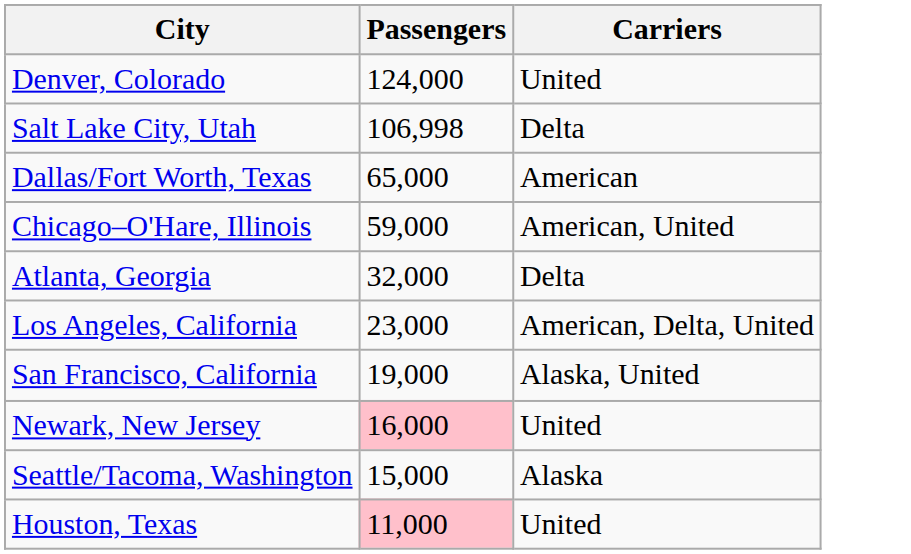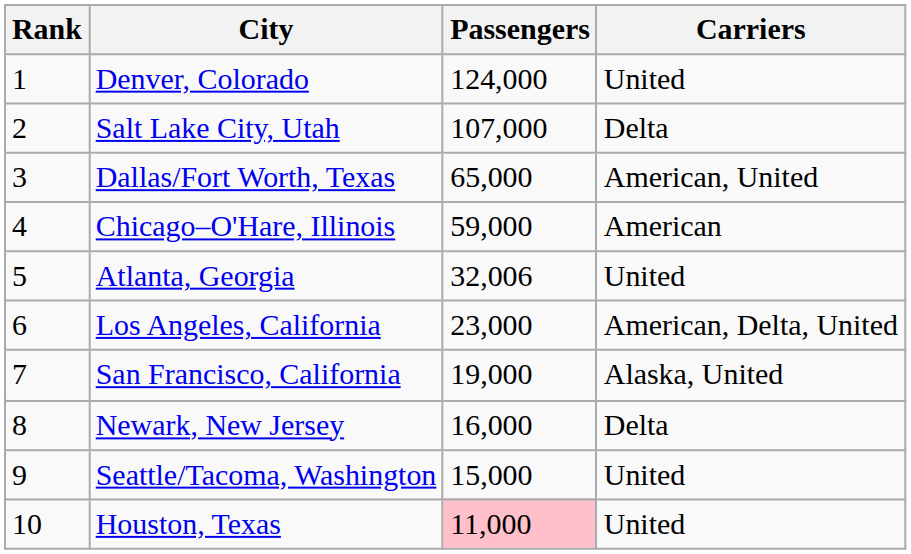+ column: (47, 29)
(415, 128) 106,998 -> (499, 128) 107,000
(579, 177) American -> (711, 177) American, United
(627, 226) American, United -> (663, 226) American
(408, 276) 32,000 -> (491, 276) 32,006
(552, 276) Delta -> (644, 276) United
(408, 424) pink background -> (491, 424) no background
(561, 424) United -> (636, 424) Delta
(562, 473) Alaska -> (644, 473) United
